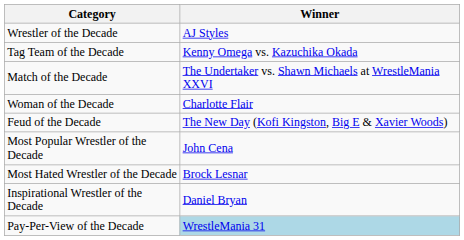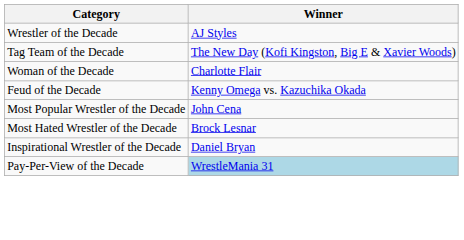(270, 52) Kenny Omega vs. Kazuchika Okada -> (323, 52) The New Day (Kofi Kingston, Big E & Xavier Woods)
- row: (57, 77)
(315, 122) The New Day (Kofi Kingston, Big E & Xavier Woods) -> (278, 90) Kenny Omega vs. Kazuchika Okada
